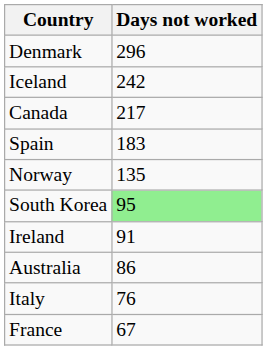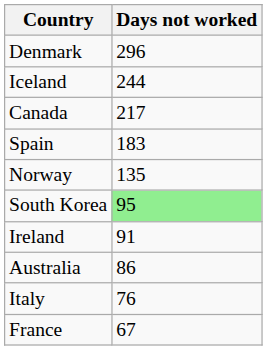(131, 81) 242 -> (131, 81) 244
